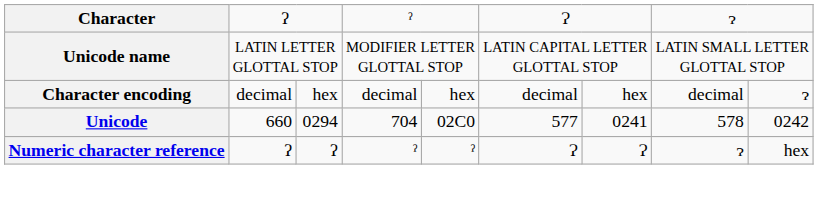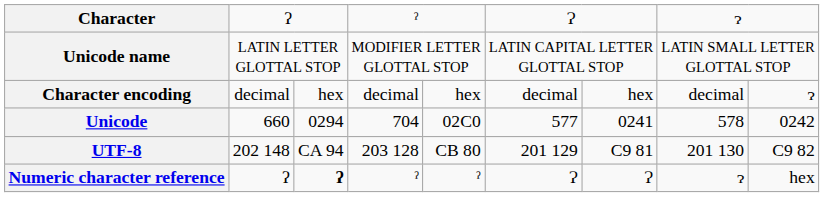+ row: (117, 149)
(334, 149) normal -> (340, 177) bold
